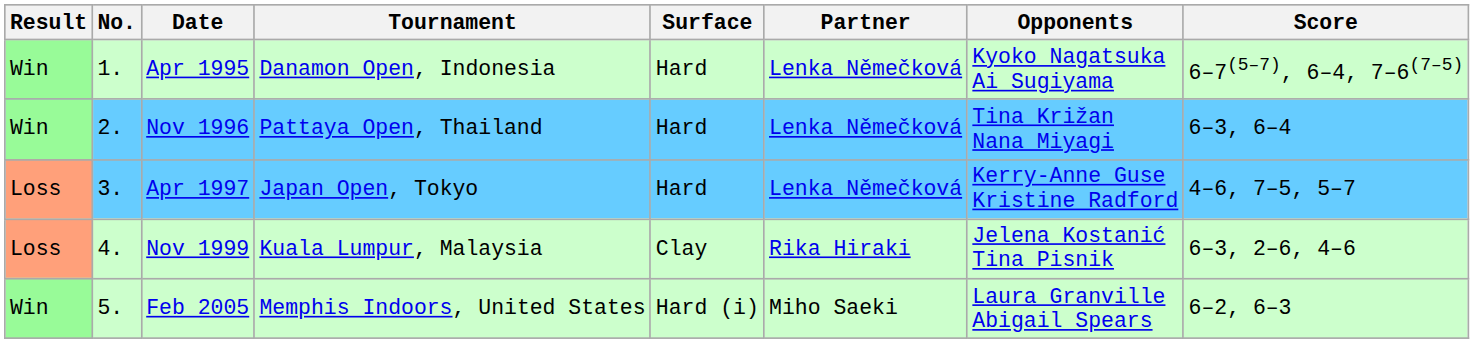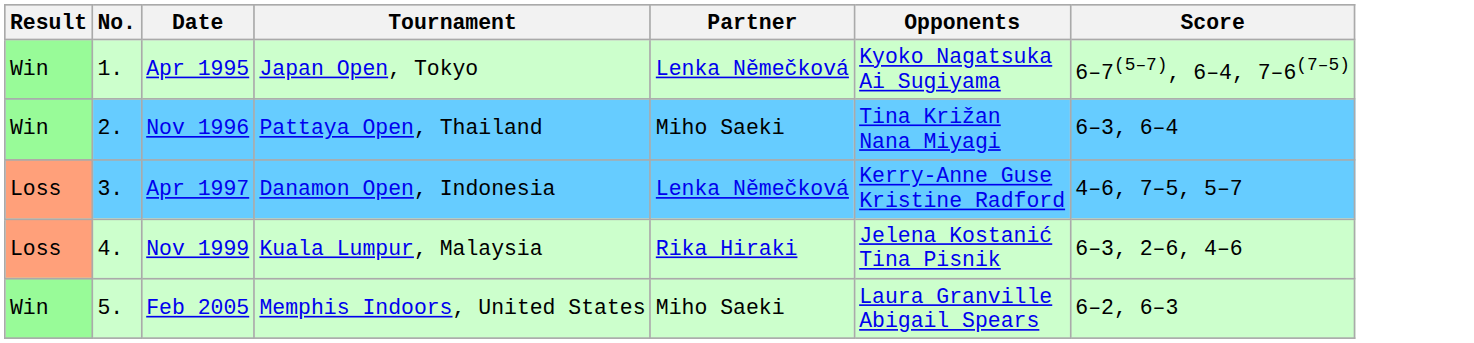- column: (707, 22)
(407, 70) Danamon Open, Indonesia -> (369, 70) Japan Open, Tokyo
(866, 129) Lenka Němečková -> (720, 129) Miho Saeki
(369, 189) Japan Open, Tokyo -> (407, 189) Danamon Open, Indonesia
